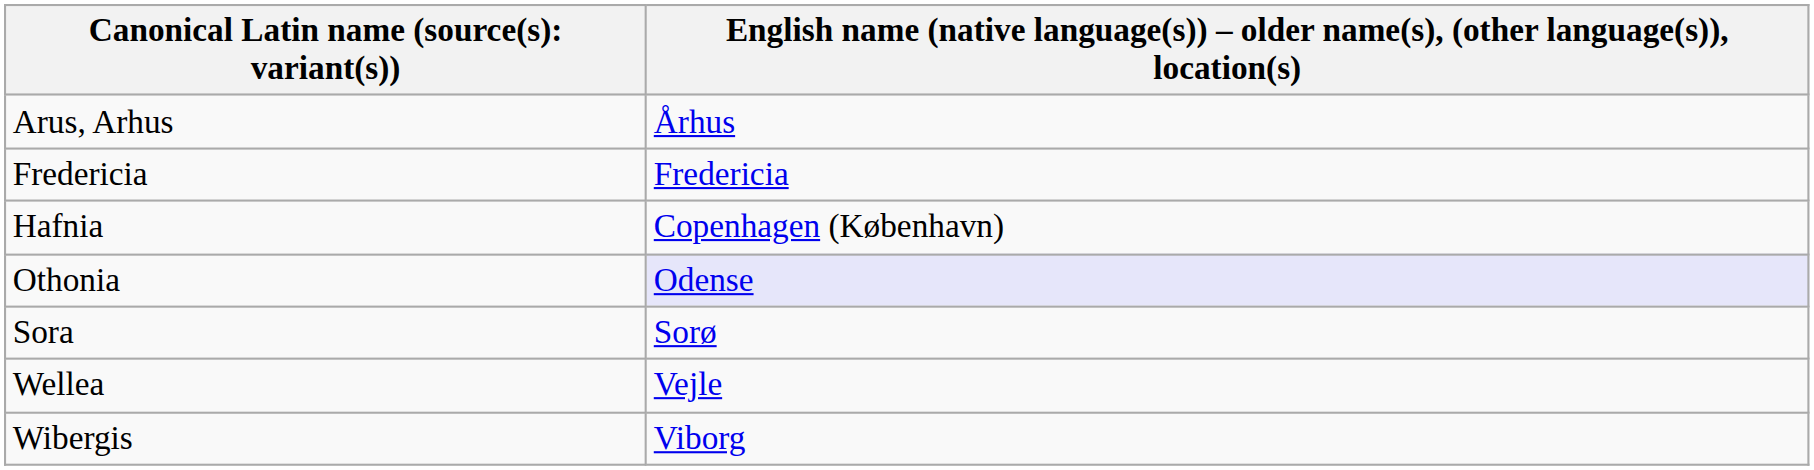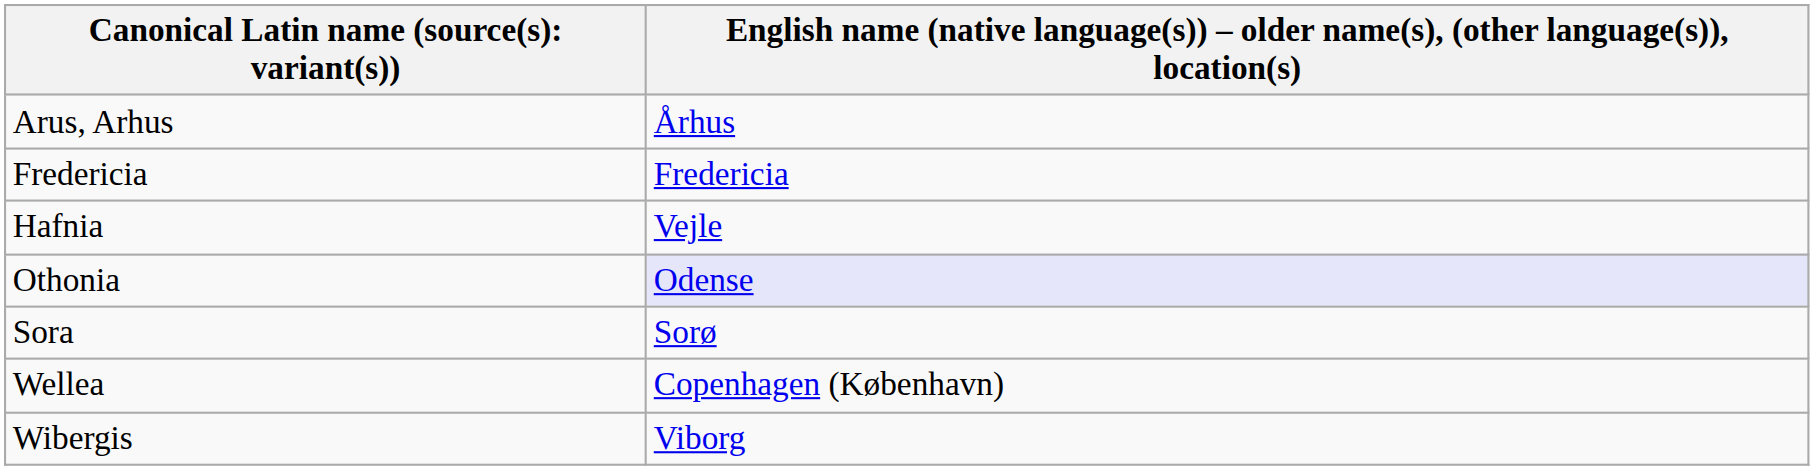(829, 226) Copenhagen (København) -> (688, 226) Vejle
(688, 385) Vejle -> (829, 385) Copenhagen (København)
